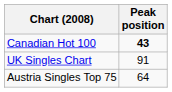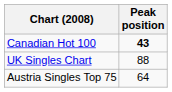(143, 60) 91 -> (143, 60) 88
